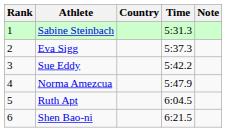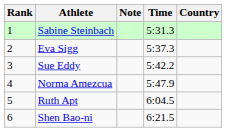columns swapped: (139, 13) <-> (208, 13)
